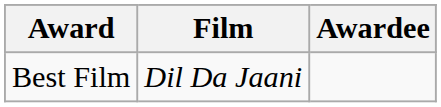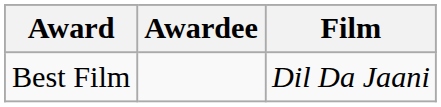columns swapped: (373, 28) <-> (223, 28)
